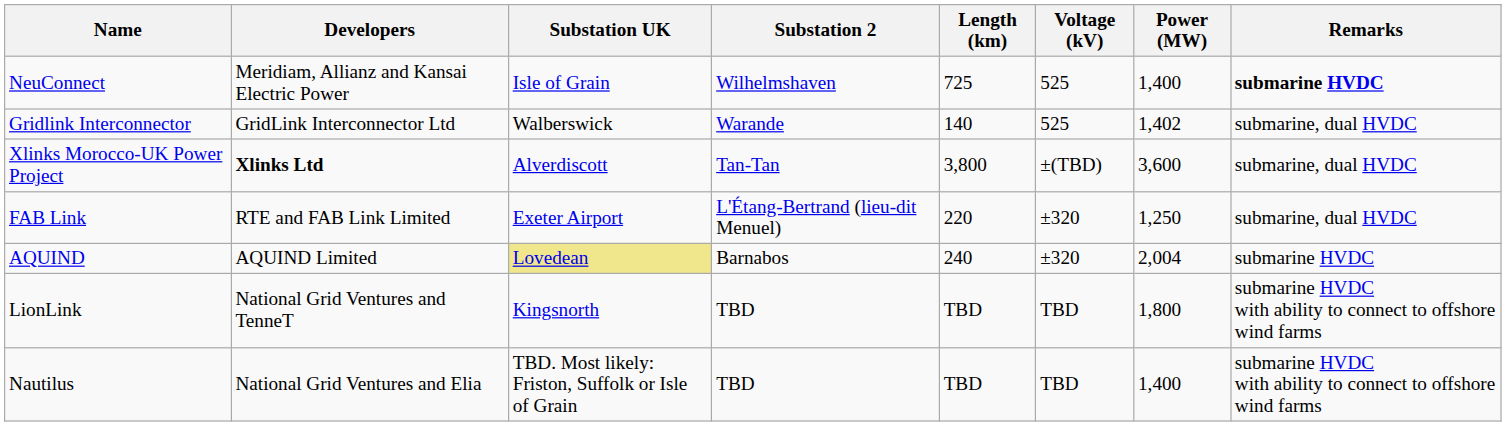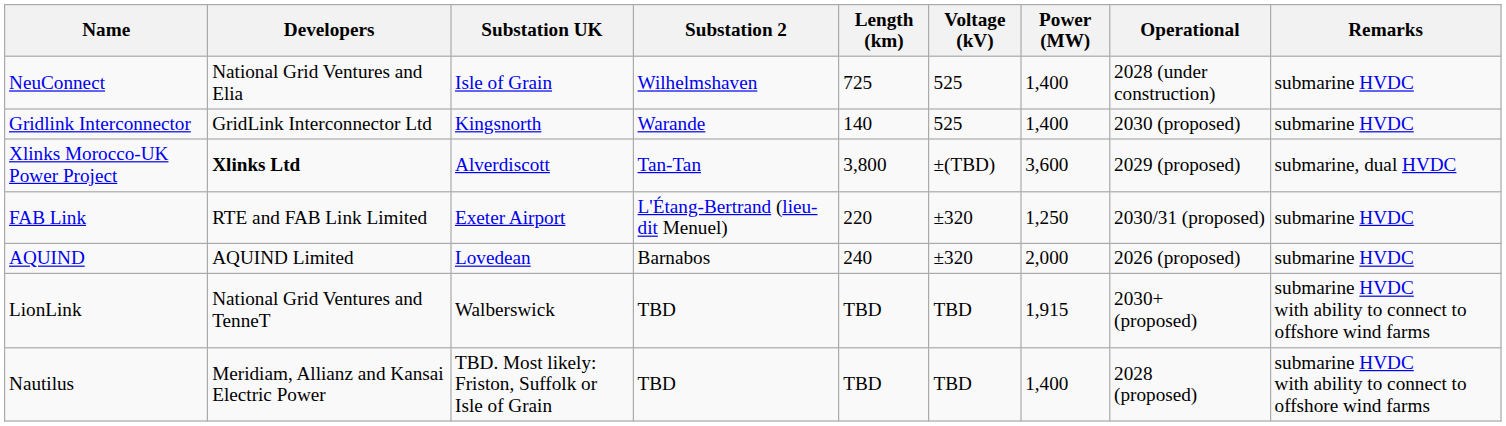+ column: (1190, 30)
(351, 82) Meridiam, Allianz and Kansai Electric Power -> (317, 82) National Grid Ventures and Elia
(1309, 82) bold -> (1344, 82) normal
(563, 123) Walberswick -> (498, 123) Kingsnorth
(1160, 123) 1,402 -> (1047, 123) 1,400
(1326, 123) submarine, dual HVDC -> (1344, 123) submarine HVDC
(1326, 217) submarine, dual HVDC -> (1344, 217) submarine HVDC
(551, 258) khaki background -> (493, 258) no background
(1160, 258) 2,004 -> (1047, 258) 2,000
(556, 310) Kingsnorth -> (505, 310) Walberswick
(1160, 310) 1,800 -> (1047, 310) 1,915
(358, 384) National Grid Ventures and Elia -> (328, 384) Meridiam, Allianz and Kansai Electric Power
